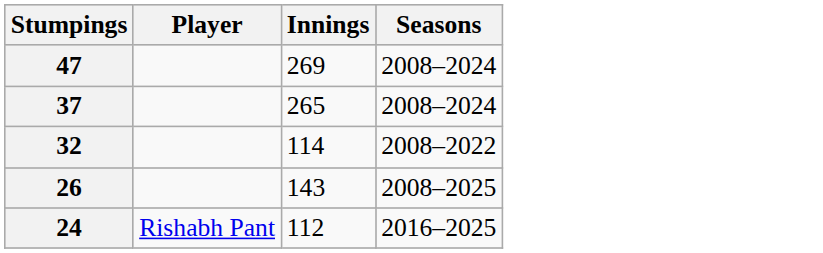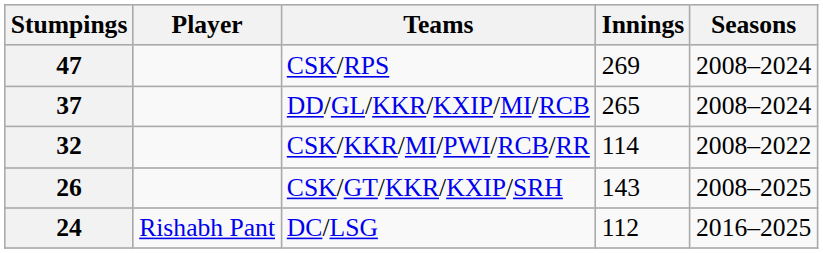+ column: (438, 24)
